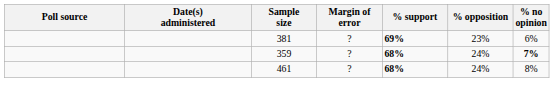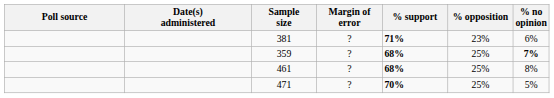(394, 38) 69% -> (394, 38) 71%
(480, 54) 24% -> (480, 54) 25%
(480, 69) 24% -> (480, 69) 25%
+ row: (284, 85)
